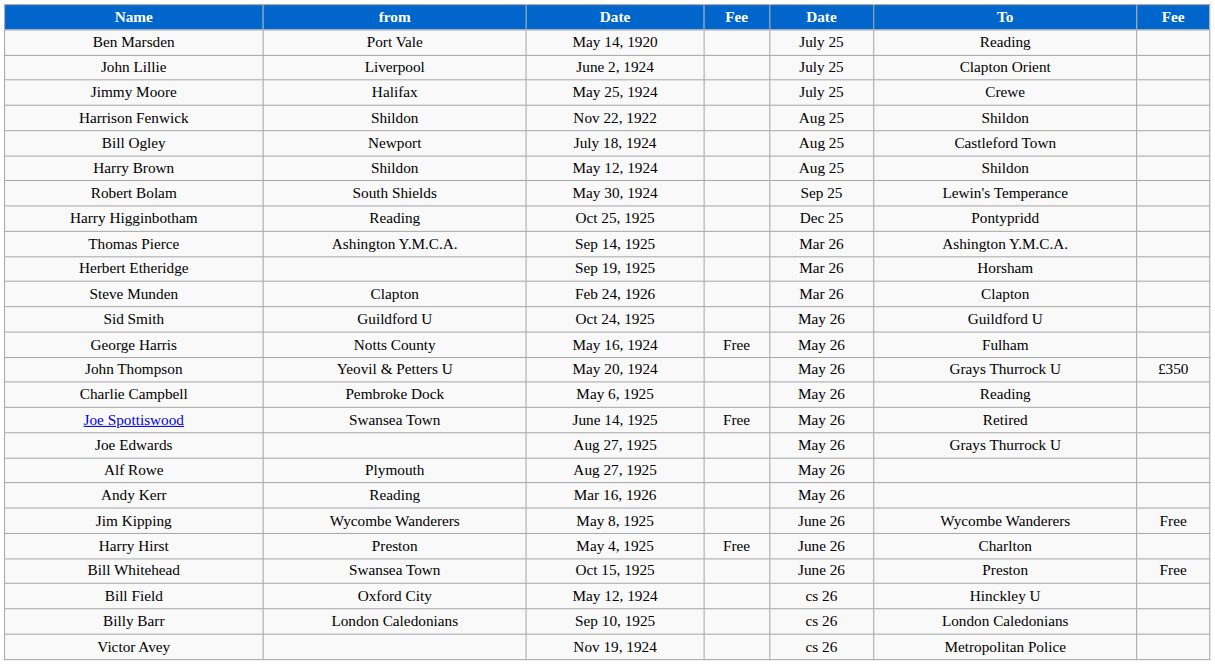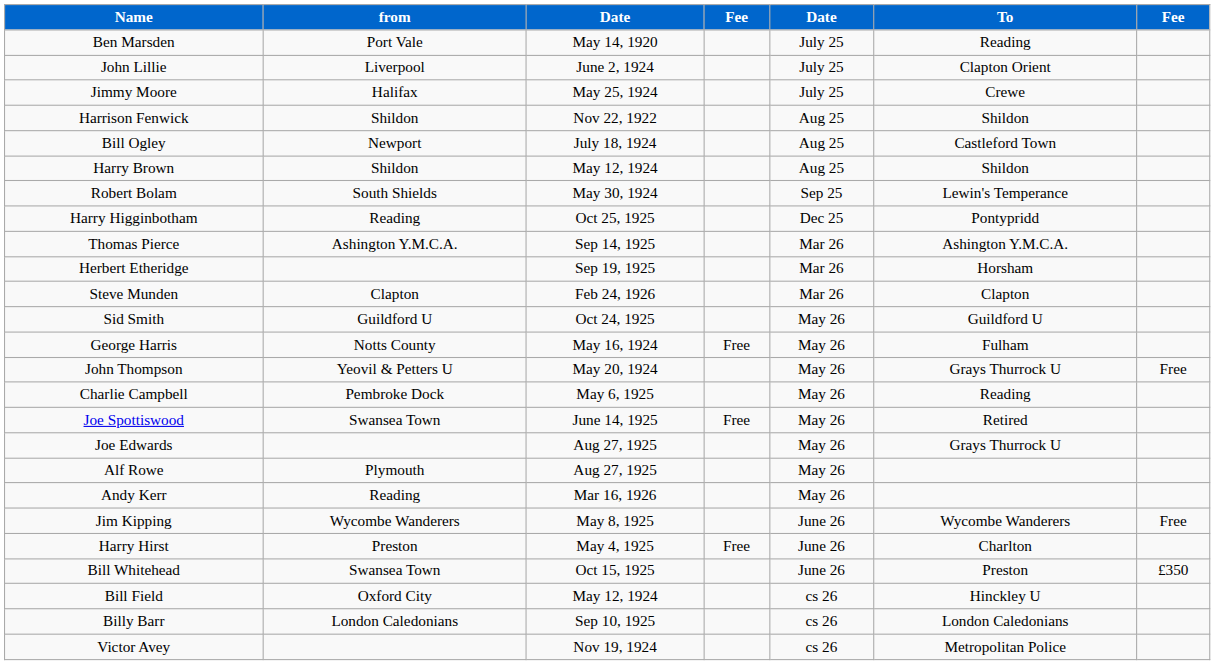(1173, 369) £350 -> (1173, 369) Free
(1173, 571) Free -> (1173, 571) £350
